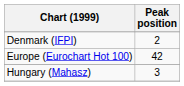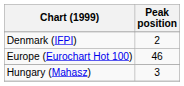(157, 56) 42 -> (157, 56) 46
